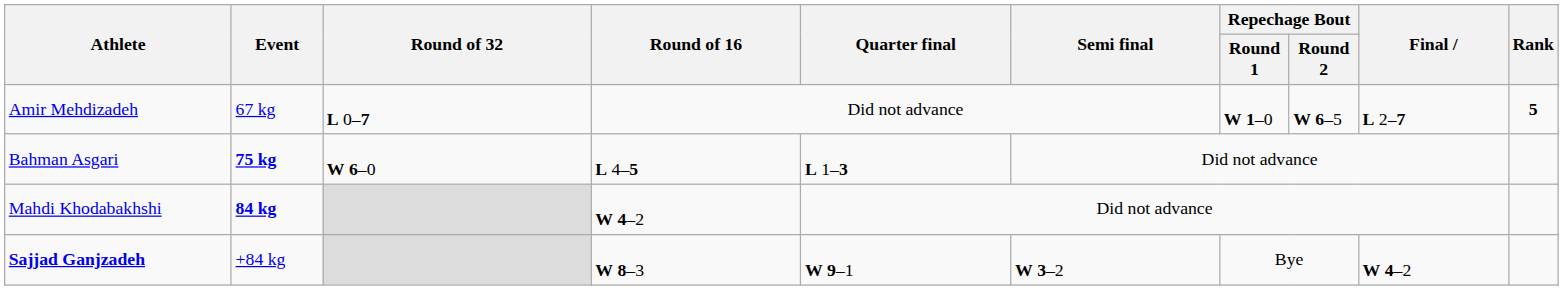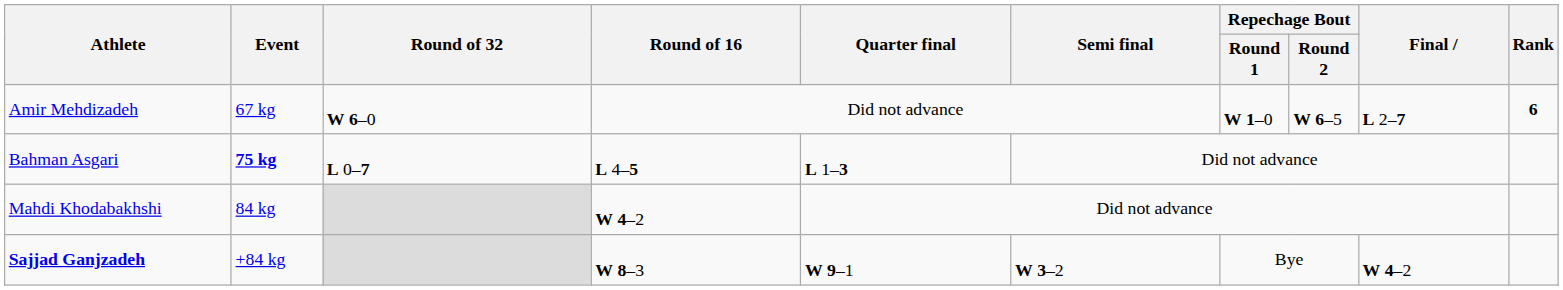(348, 119) L 0–7 -> (351, 119) W 6–0
(1533, 109) 5 -> (1533, 109) 6
(351, 169) W 6–0 -> (348, 169) L 0–7
(256, 209) bold -> (256, 209) normal
